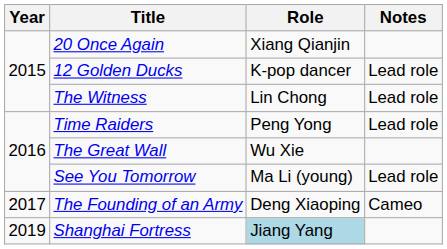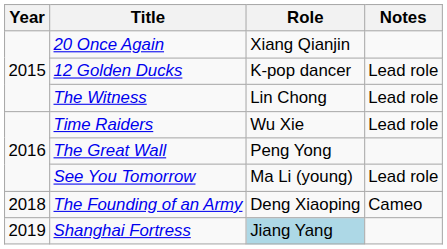(291, 124) Peng Yong -> (277, 124) Wu Xie
(277, 151) Wu Xie -> (291, 151) Peng Yong
(27, 204) 2017 -> (27, 204) 2018
